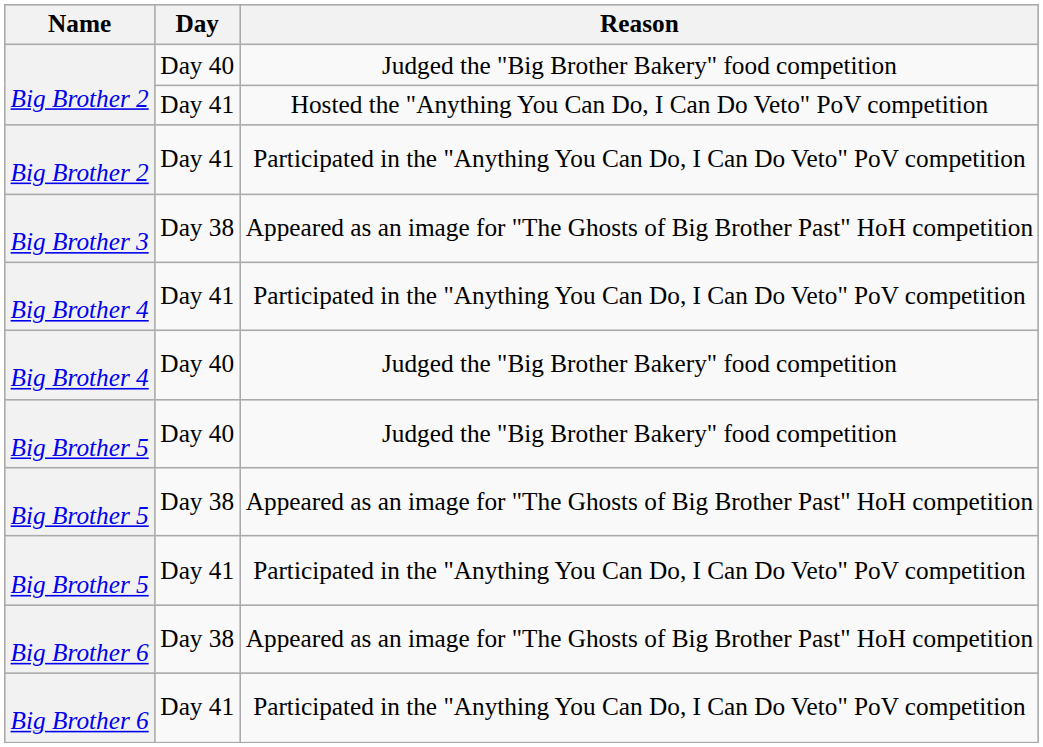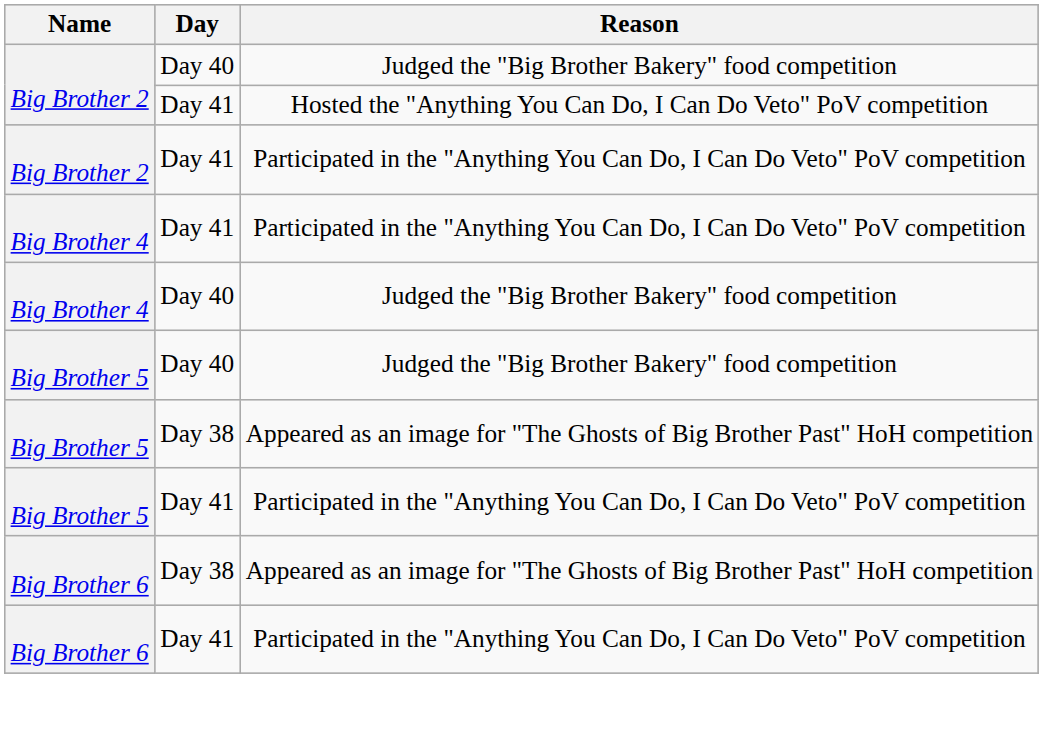- row: (80, 241)
